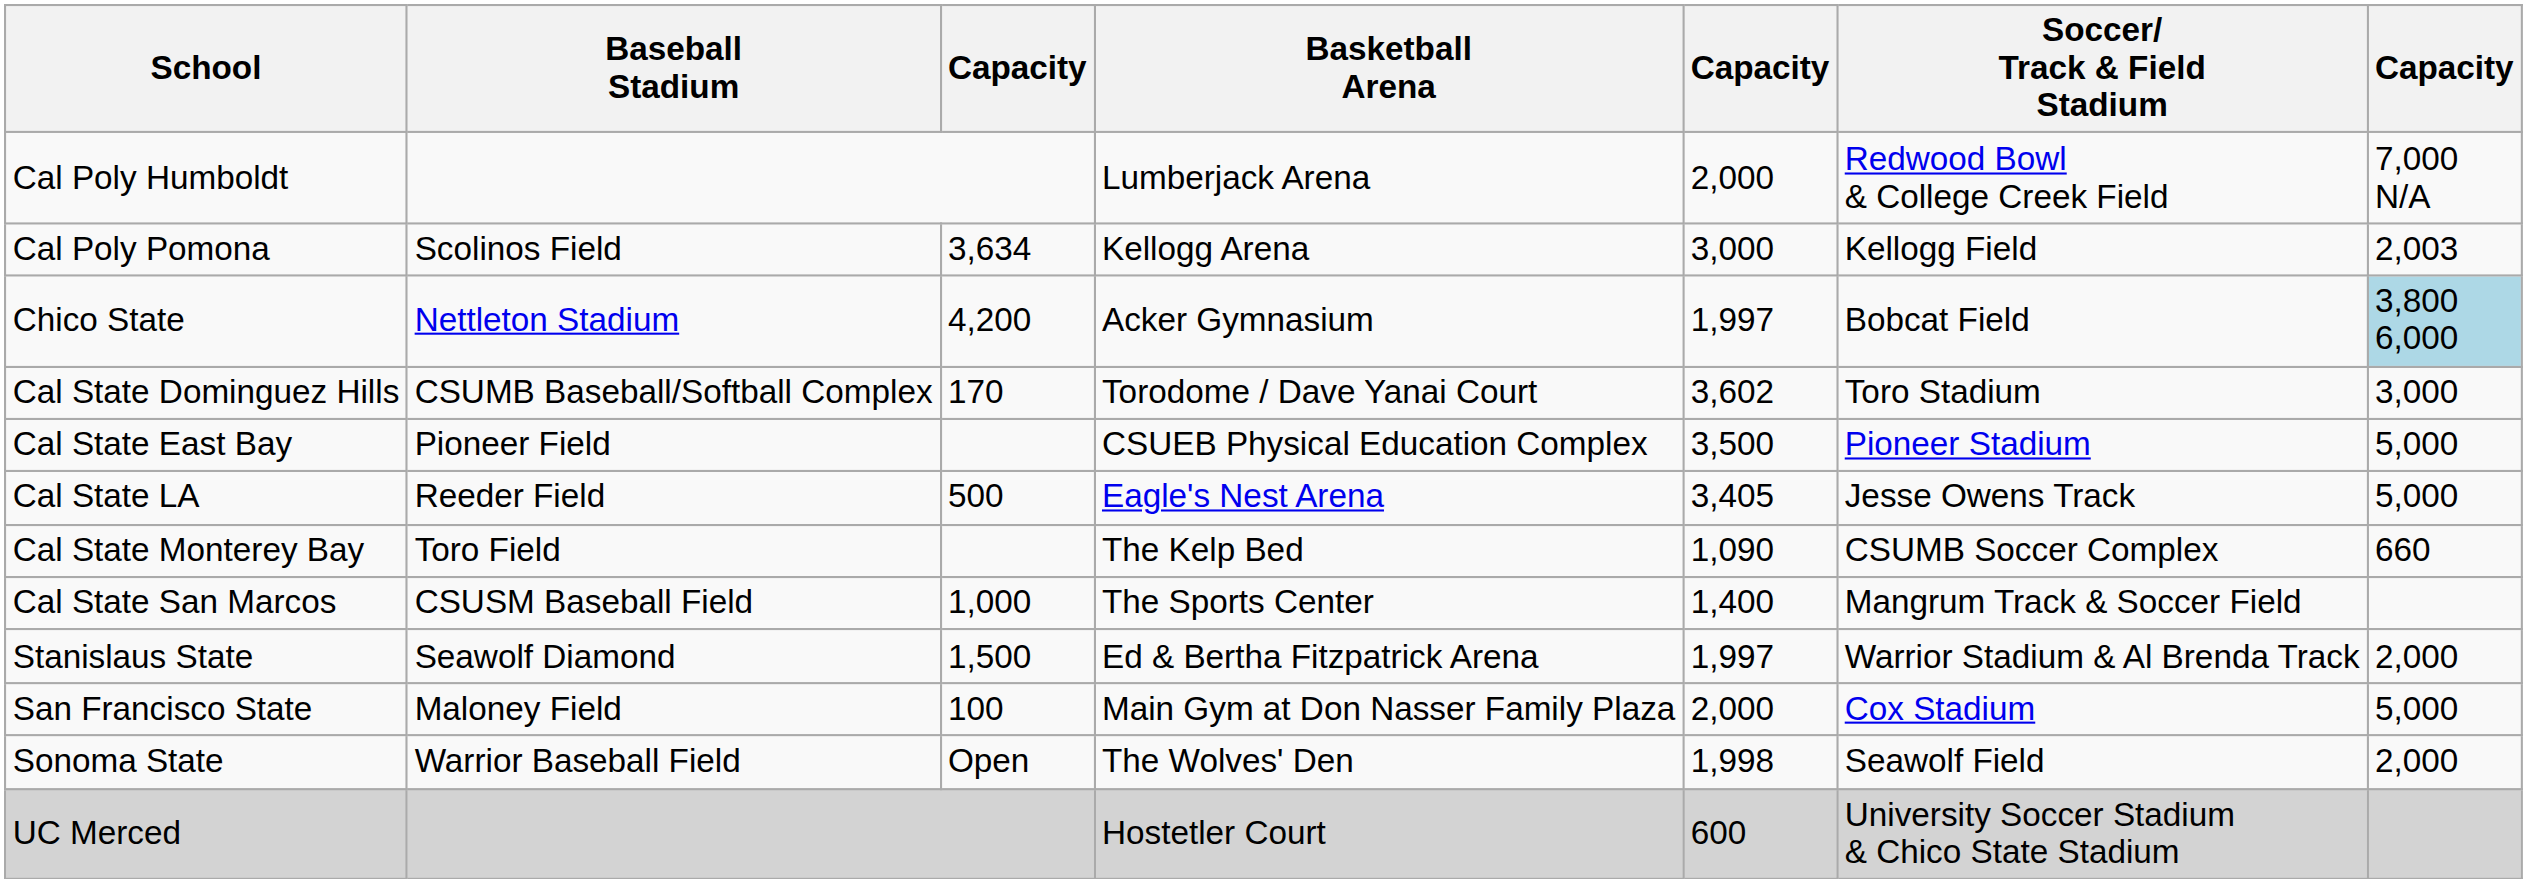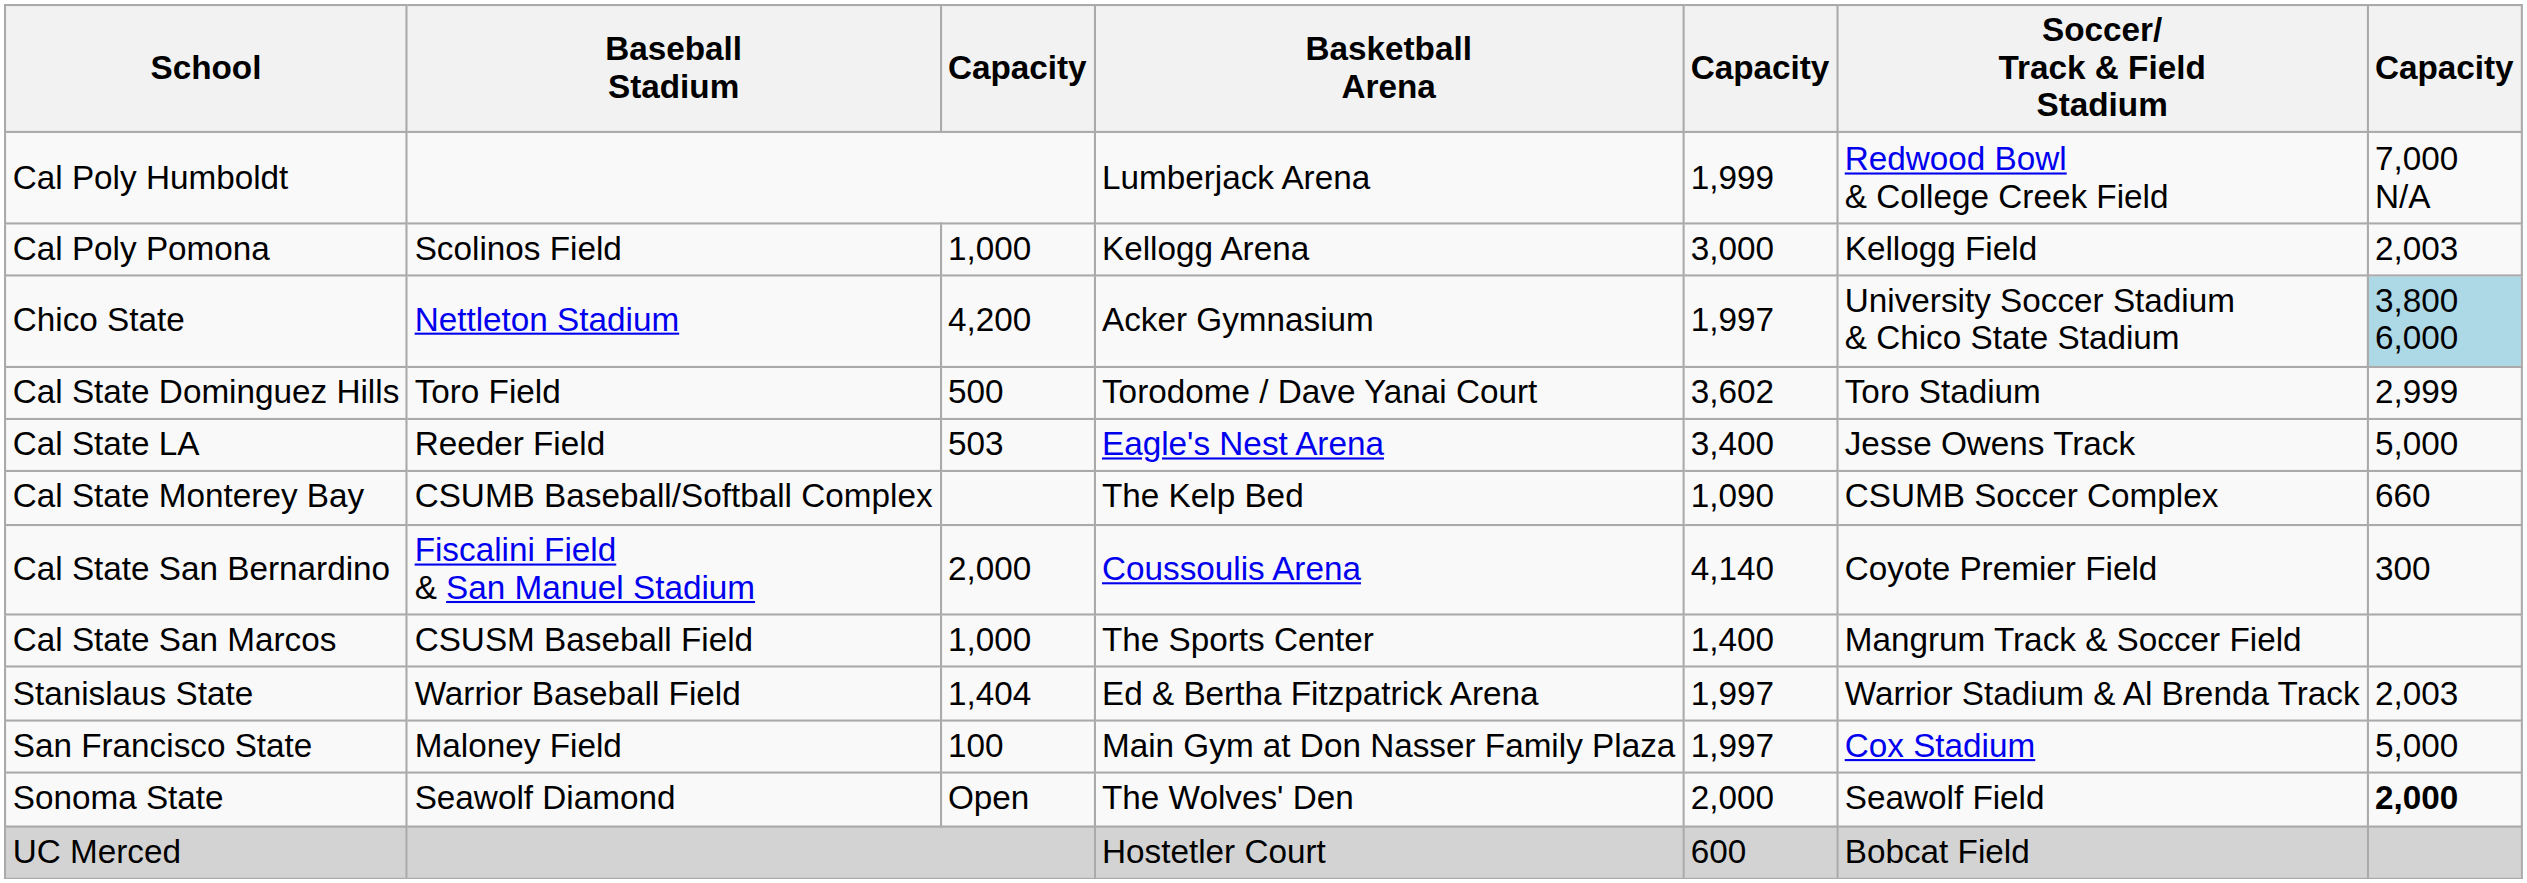(1732, 177) 2,000 -> (1732, 177) 1,999
(990, 248) 3,634 -> (990, 248) 1,000
(1937, 320) Bobcat Field -> (2040, 320) University Soccer Stadium & Chico State Stadium
(674, 391) CSUMB Baseball/Softball Complex -> (488, 391) Toro Field
(976, 391) 170 -> (976, 391) 500
(2417, 391) 3,000 -> (2417, 391) 2,999
- row: (152, 444)
(976, 497) 500 -> (976, 444) 503
(1732, 497) 3,405 -> (1732, 444) 3,400
(488, 550) Toro Field -> (674, 497) CSUMB Baseball/Softball Complex
+ row: (201, 568)
(545, 655) Seawolf Diamond -> (578, 693) Warrior Baseball Field
(990, 655) 1,500 -> (990, 693) 1,404
(2417, 655) 2,000 -> (2417, 693) 2,003
(1732, 708) 2,000 -> (1732, 745) 1,997
(578, 761) Warrior Baseball Field -> (545, 798) Seawolf Diamond
(1732, 761) 1,998 -> (1732, 798) 2,000
(2417, 761) normal -> (2417, 798) bold
(2040, 832) University Soccer Stadium & Chico State Stadium -> (1937, 851) Bobcat Field
